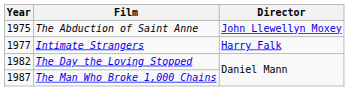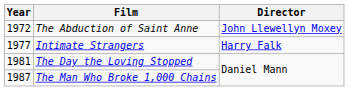(19, 29) 1975 -> (19, 29) 1972
(19, 61) 1982 -> (19, 61) 1981
